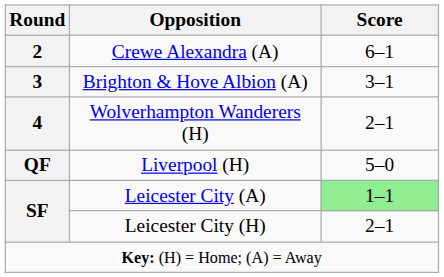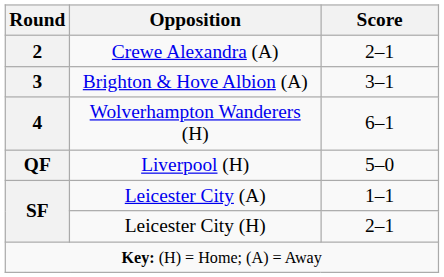(380, 50) 6–1 -> (380, 50) 2–1
(380, 123) 2–1 -> (380, 123) 6–1
(380, 195) lightgreen background -> (380, 195) no background
